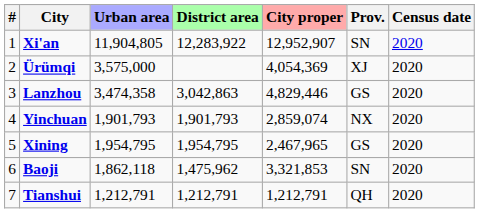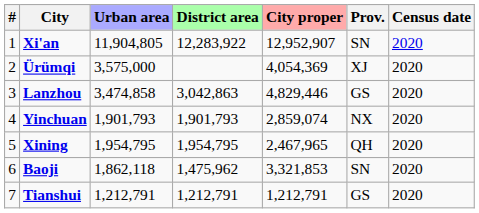(125, 93) 3,474,358 -> (125, 93) 3,474,858
(360, 144) GS -> (362, 144) QH
(362, 195) QH -> (360, 195) GS
